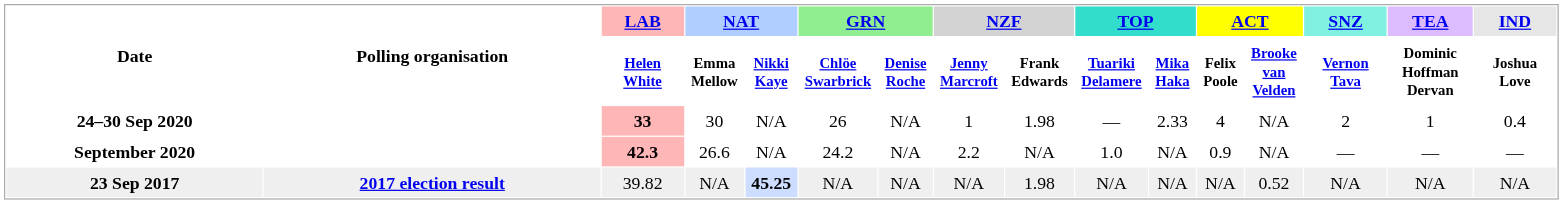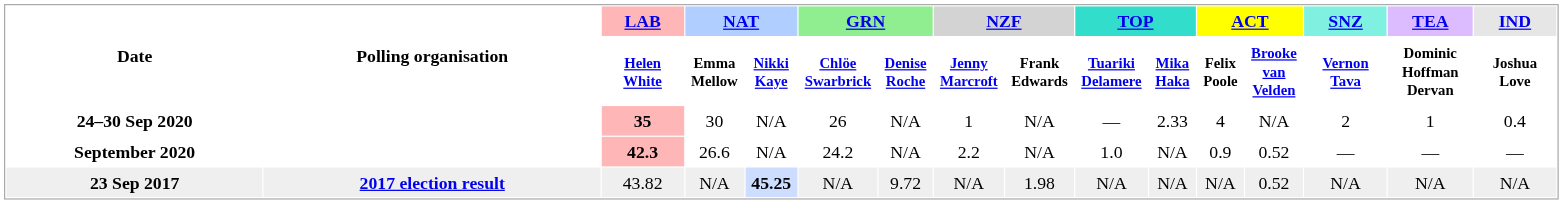(643, 121) 33 -> (643, 121) 35
(1039, 121) 1.98 -> (1039, 121) N/A
(1274, 152) N/A -> (1274, 152) 0.52
(643, 182) 39.82 -> (643, 182) 43.82
(906, 182) N/A -> (906, 182) 9.72
